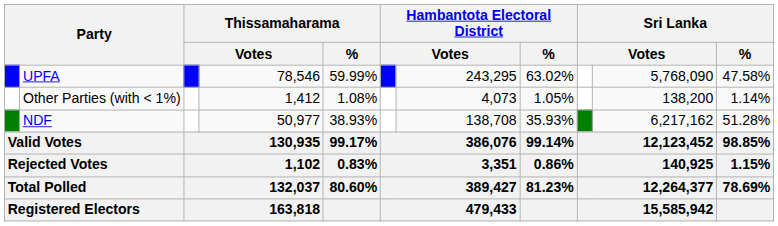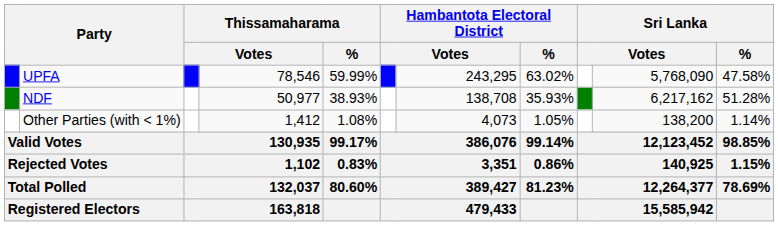rows swapped: (37, 120) <-> (102, 98)
